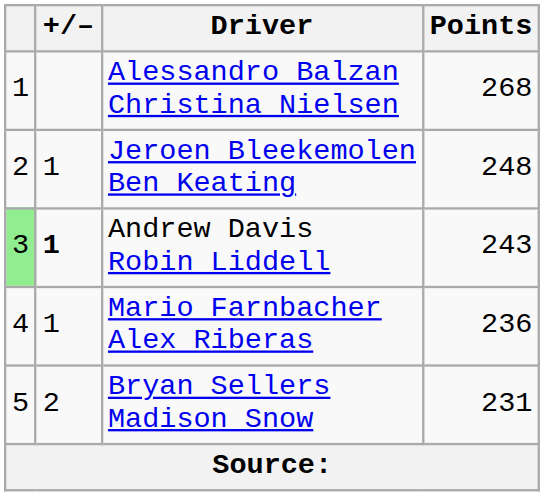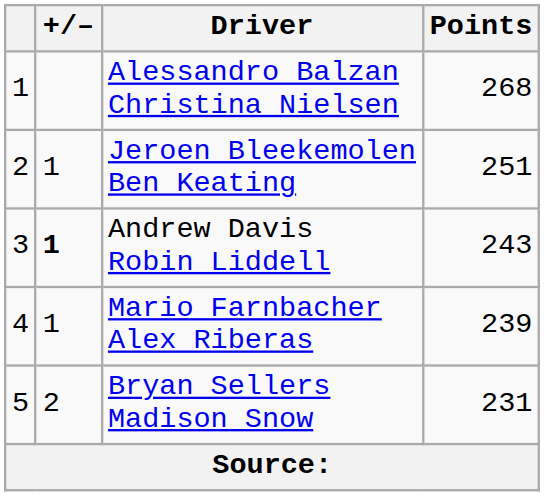(507, 169) 248 -> (507, 169) 251
(21, 248) lightgreen background -> (21, 248) no background
(507, 326) 236 -> (507, 326) 239
